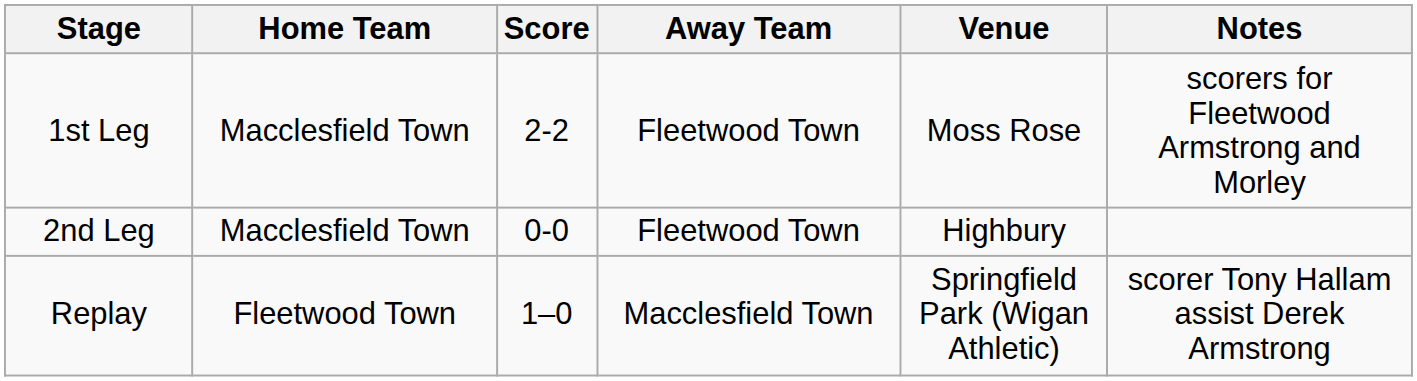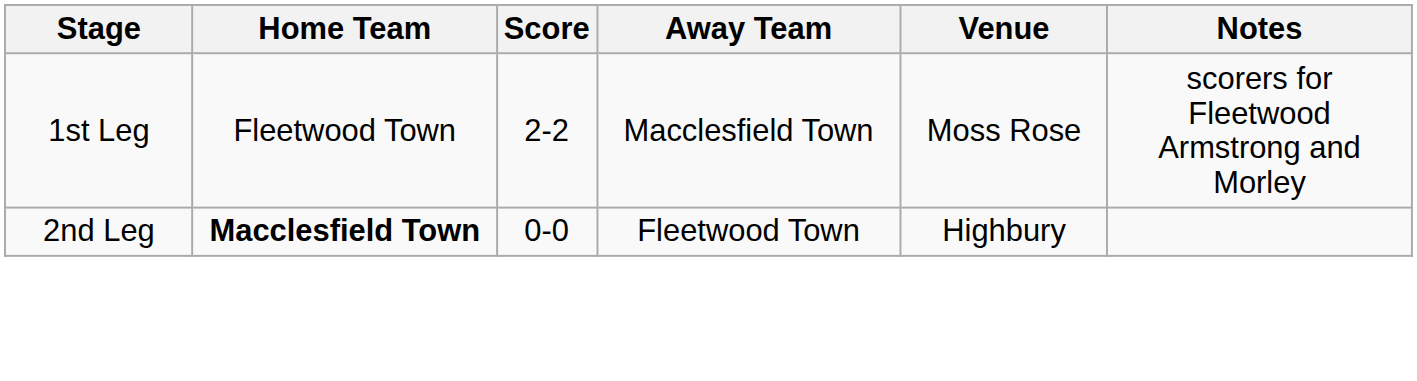(345, 130) Macclesfield Town -> (345, 130) Fleetwood Town
(749, 130) Fleetwood Town -> (749, 130) Macclesfield Town
(345, 231) normal -> (345, 231) bold
- row: (99, 314)
